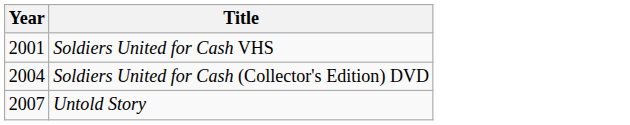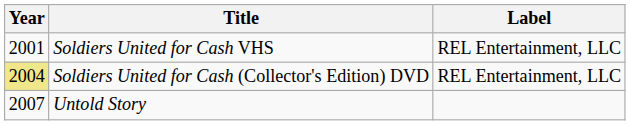+ column: (529, 18)
(27, 76) no background -> (27, 76) khaki background
